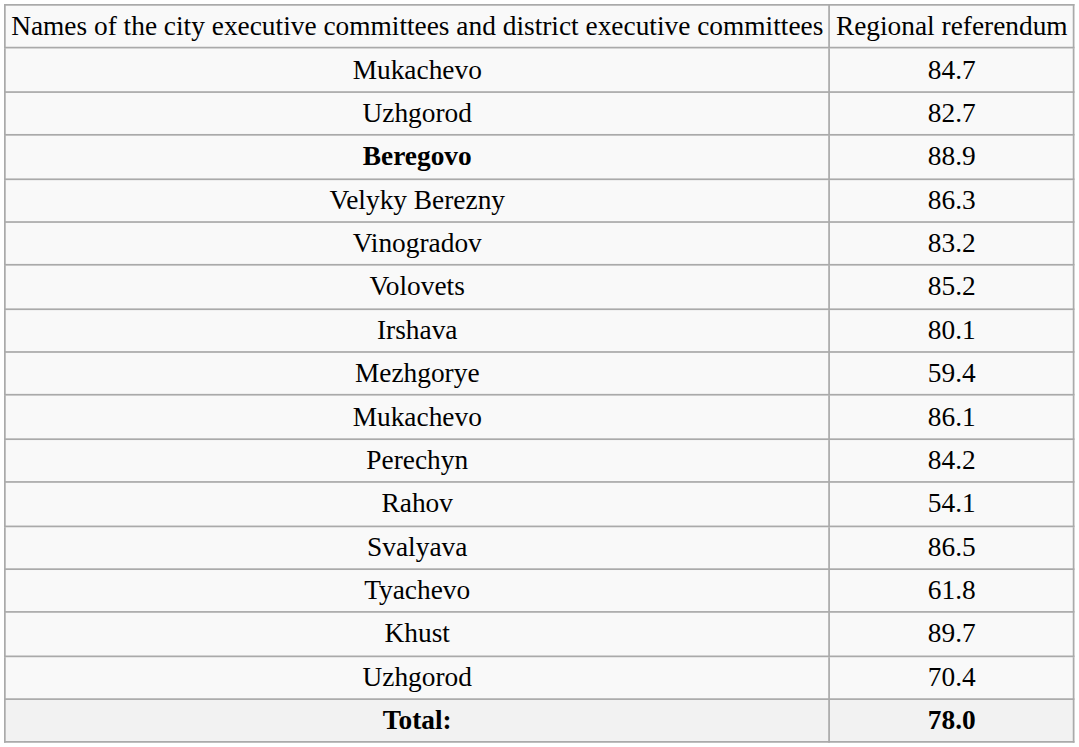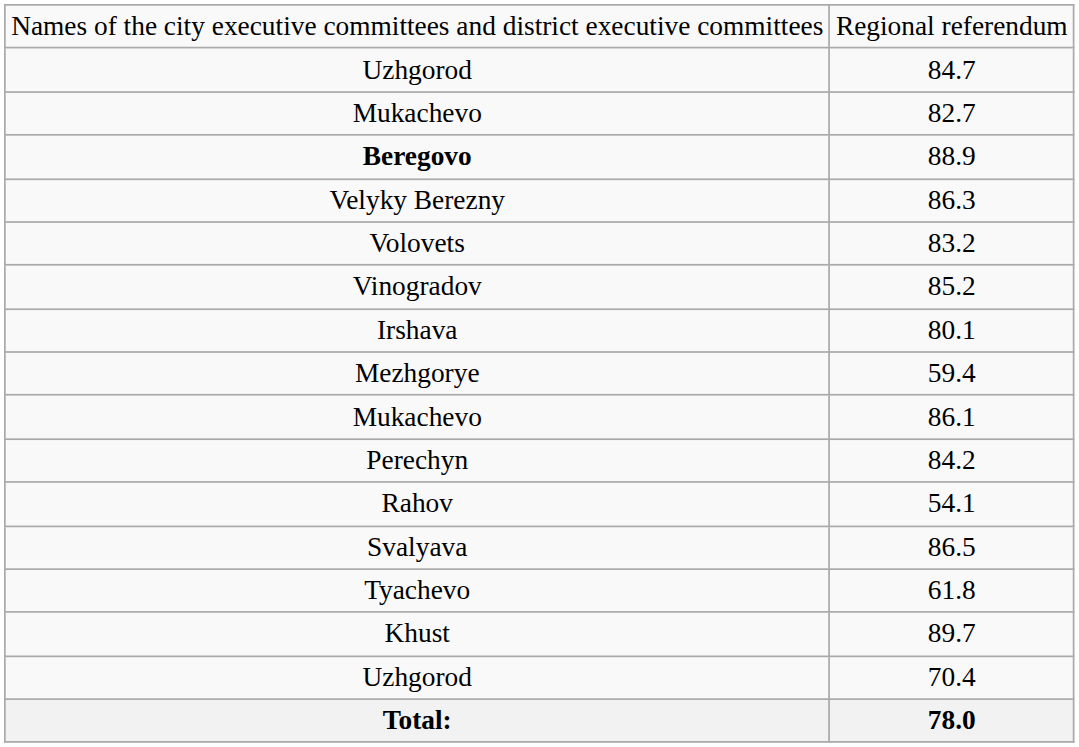(417, 69) Mukachevo -> (417, 69) Uzhgorod
(417, 112) Uzhgorod -> (417, 112) Mukachevo
(417, 243) Vinogradov -> (417, 243) Volovets
(417, 286) Volovets -> (417, 286) Vinogradov
